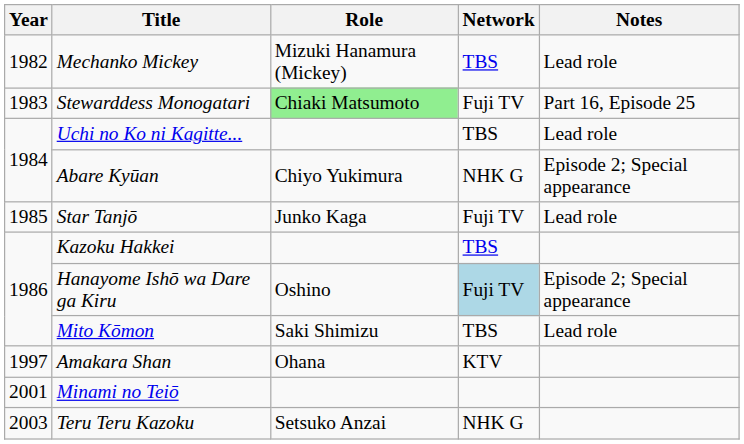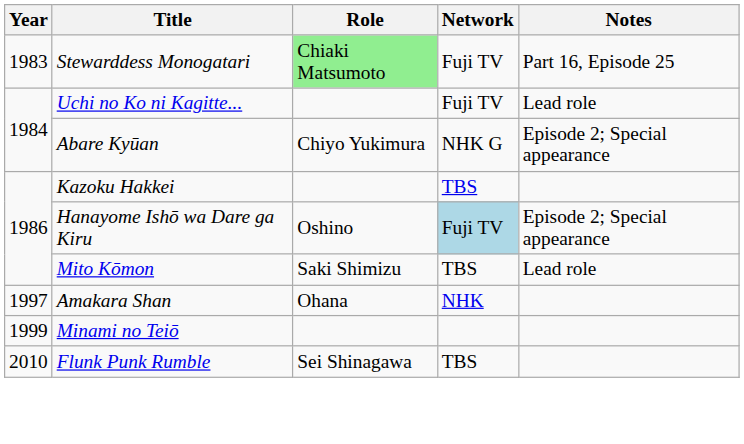- row: (127, 61)
(480, 133) TBS -> (473, 103) Fuji TV
- row: (97, 216)
(483, 361) KTV -> (463, 300) NHK
(28, 392) 2001 -> (28, 330) 1999
- row: (125, 422)
+ row: (134, 361)
